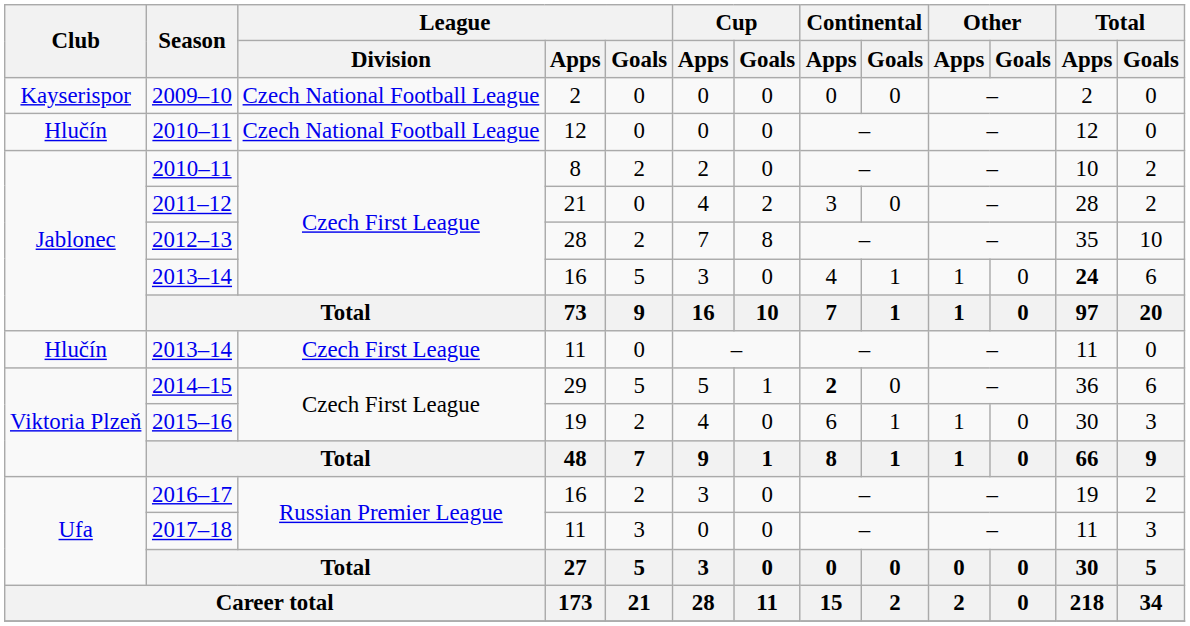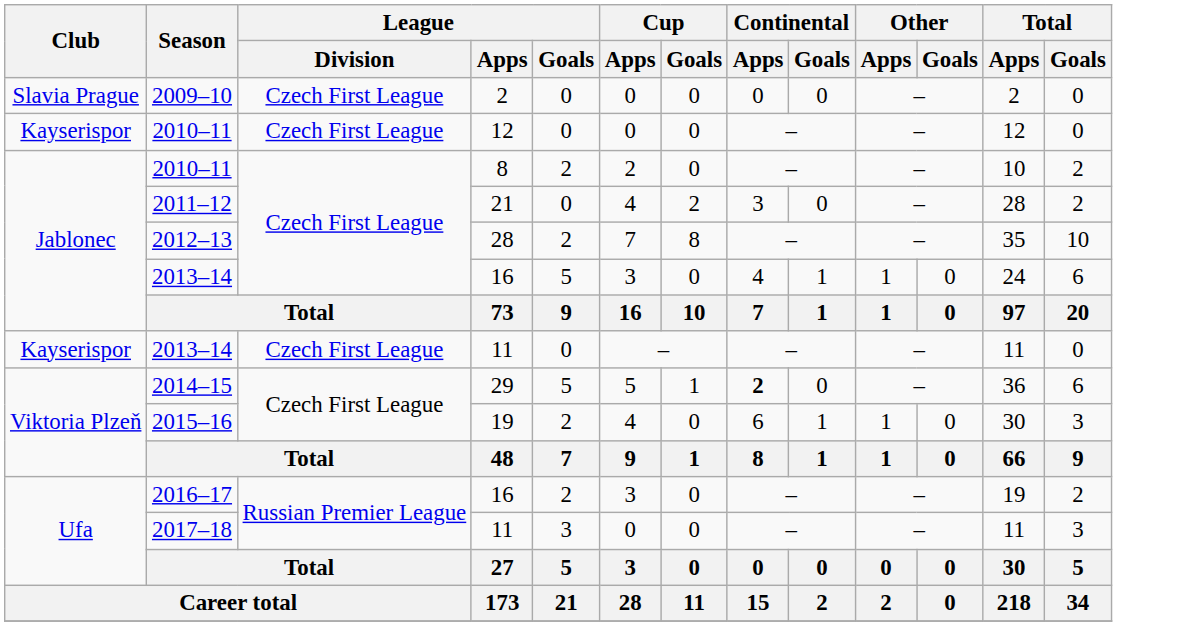(76, 95) Kayserispor -> (76, 95) Slavia Prague
(391, 95) Czech National Football League -> (354, 95) Czech First League
(76, 131) Hlučín -> (76, 131) Kayserispor
(391, 131) Czech National Football League -> (354, 131) Czech First League
(1087, 276) bold -> (1014, 276) normal
(76, 349) Hlučín -> (76, 349) Kayserispor
